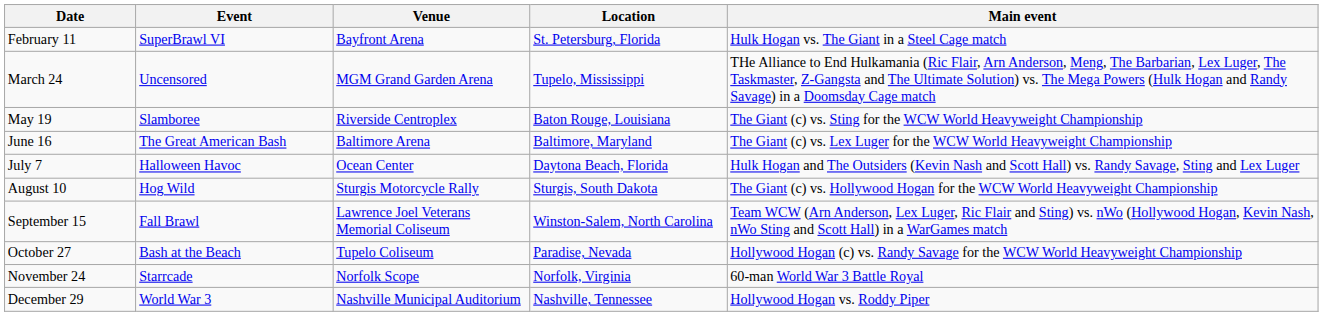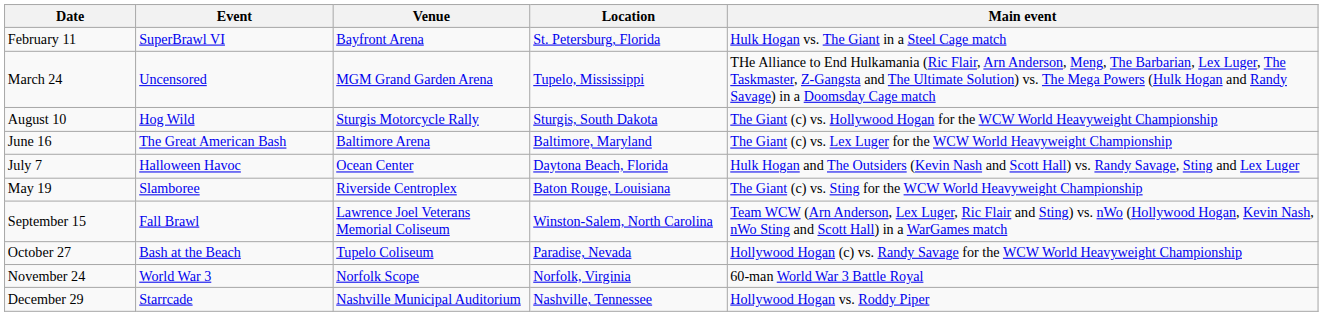rows swapped: (30, 119) <-> (37, 189)
(166, 275) Starrcade -> (175, 275) World War 3
(175, 299) World War 3 -> (166, 299) Starrcade
